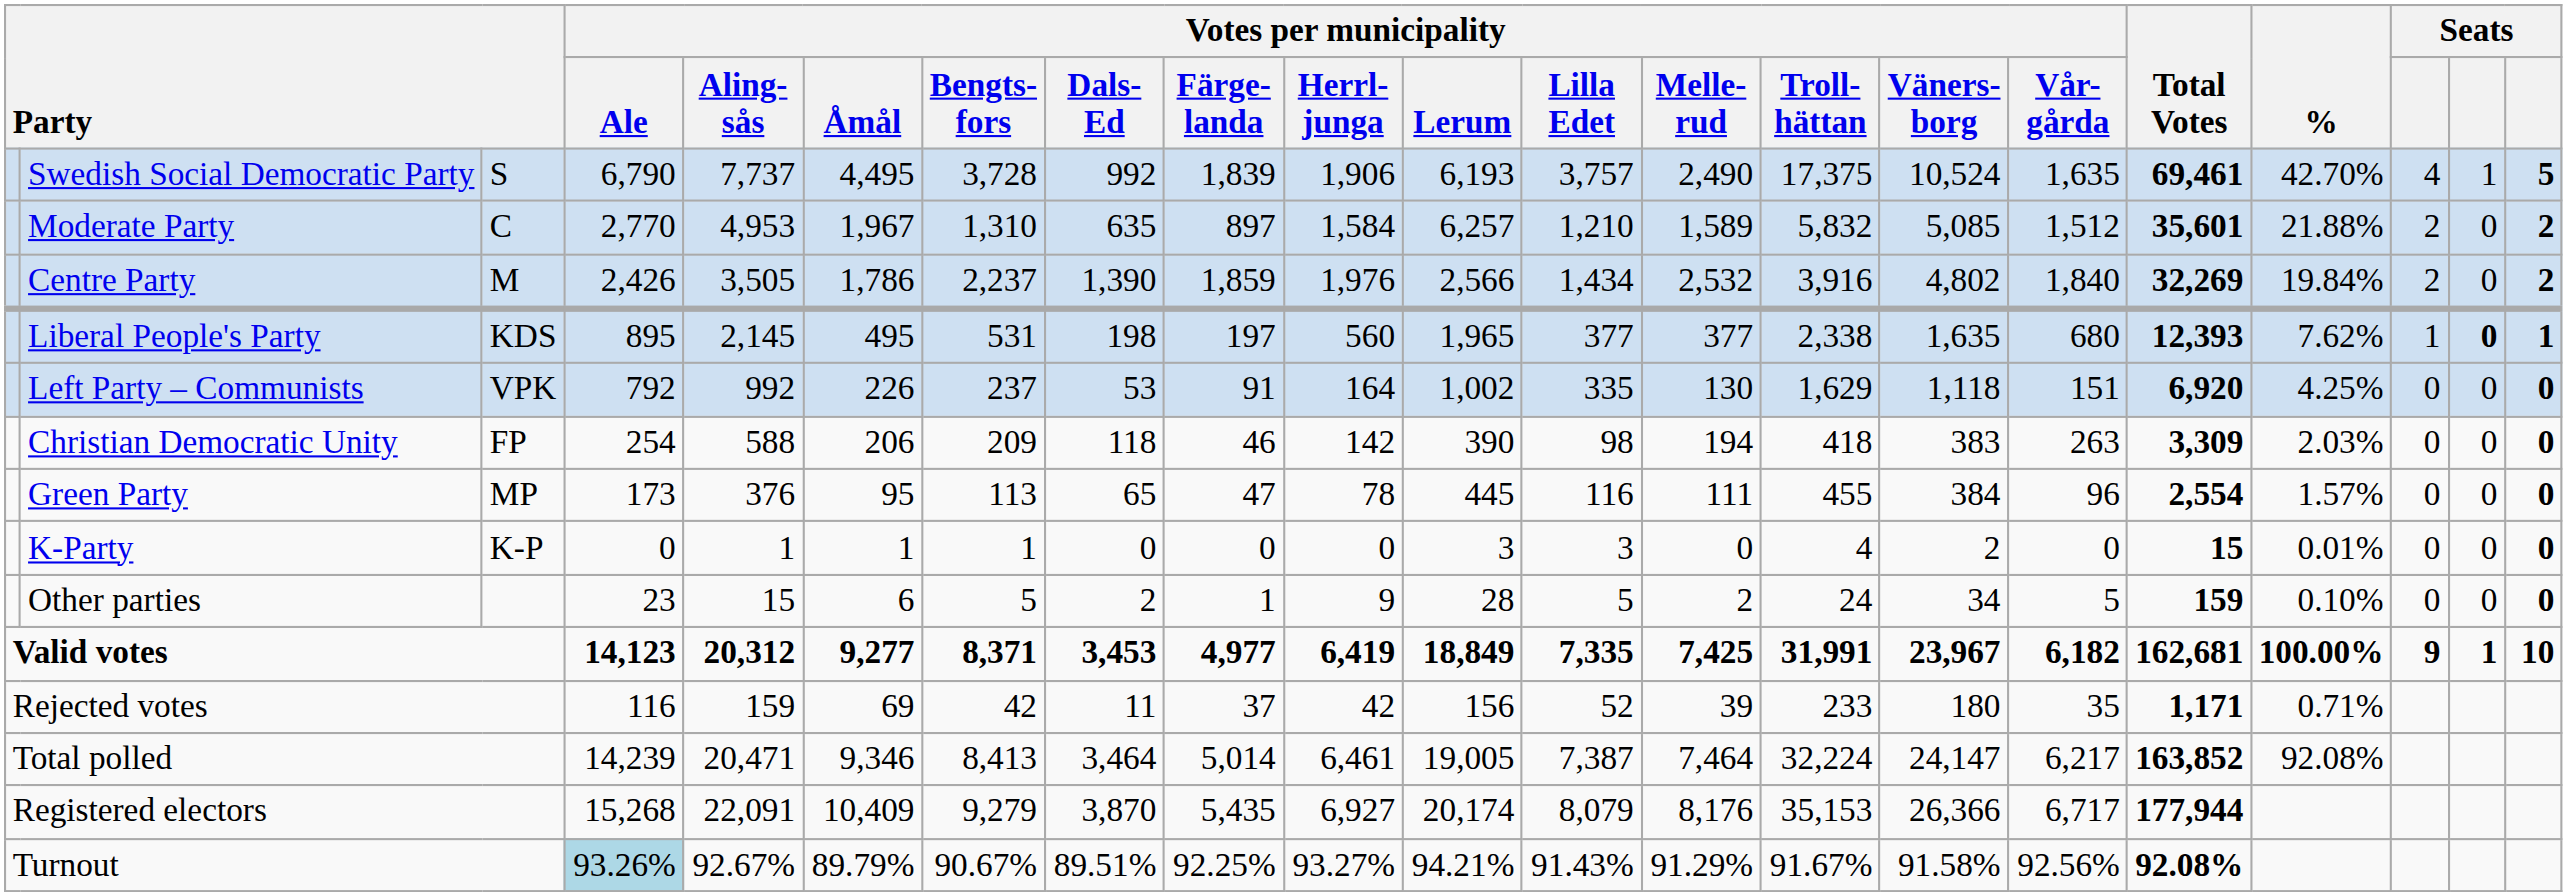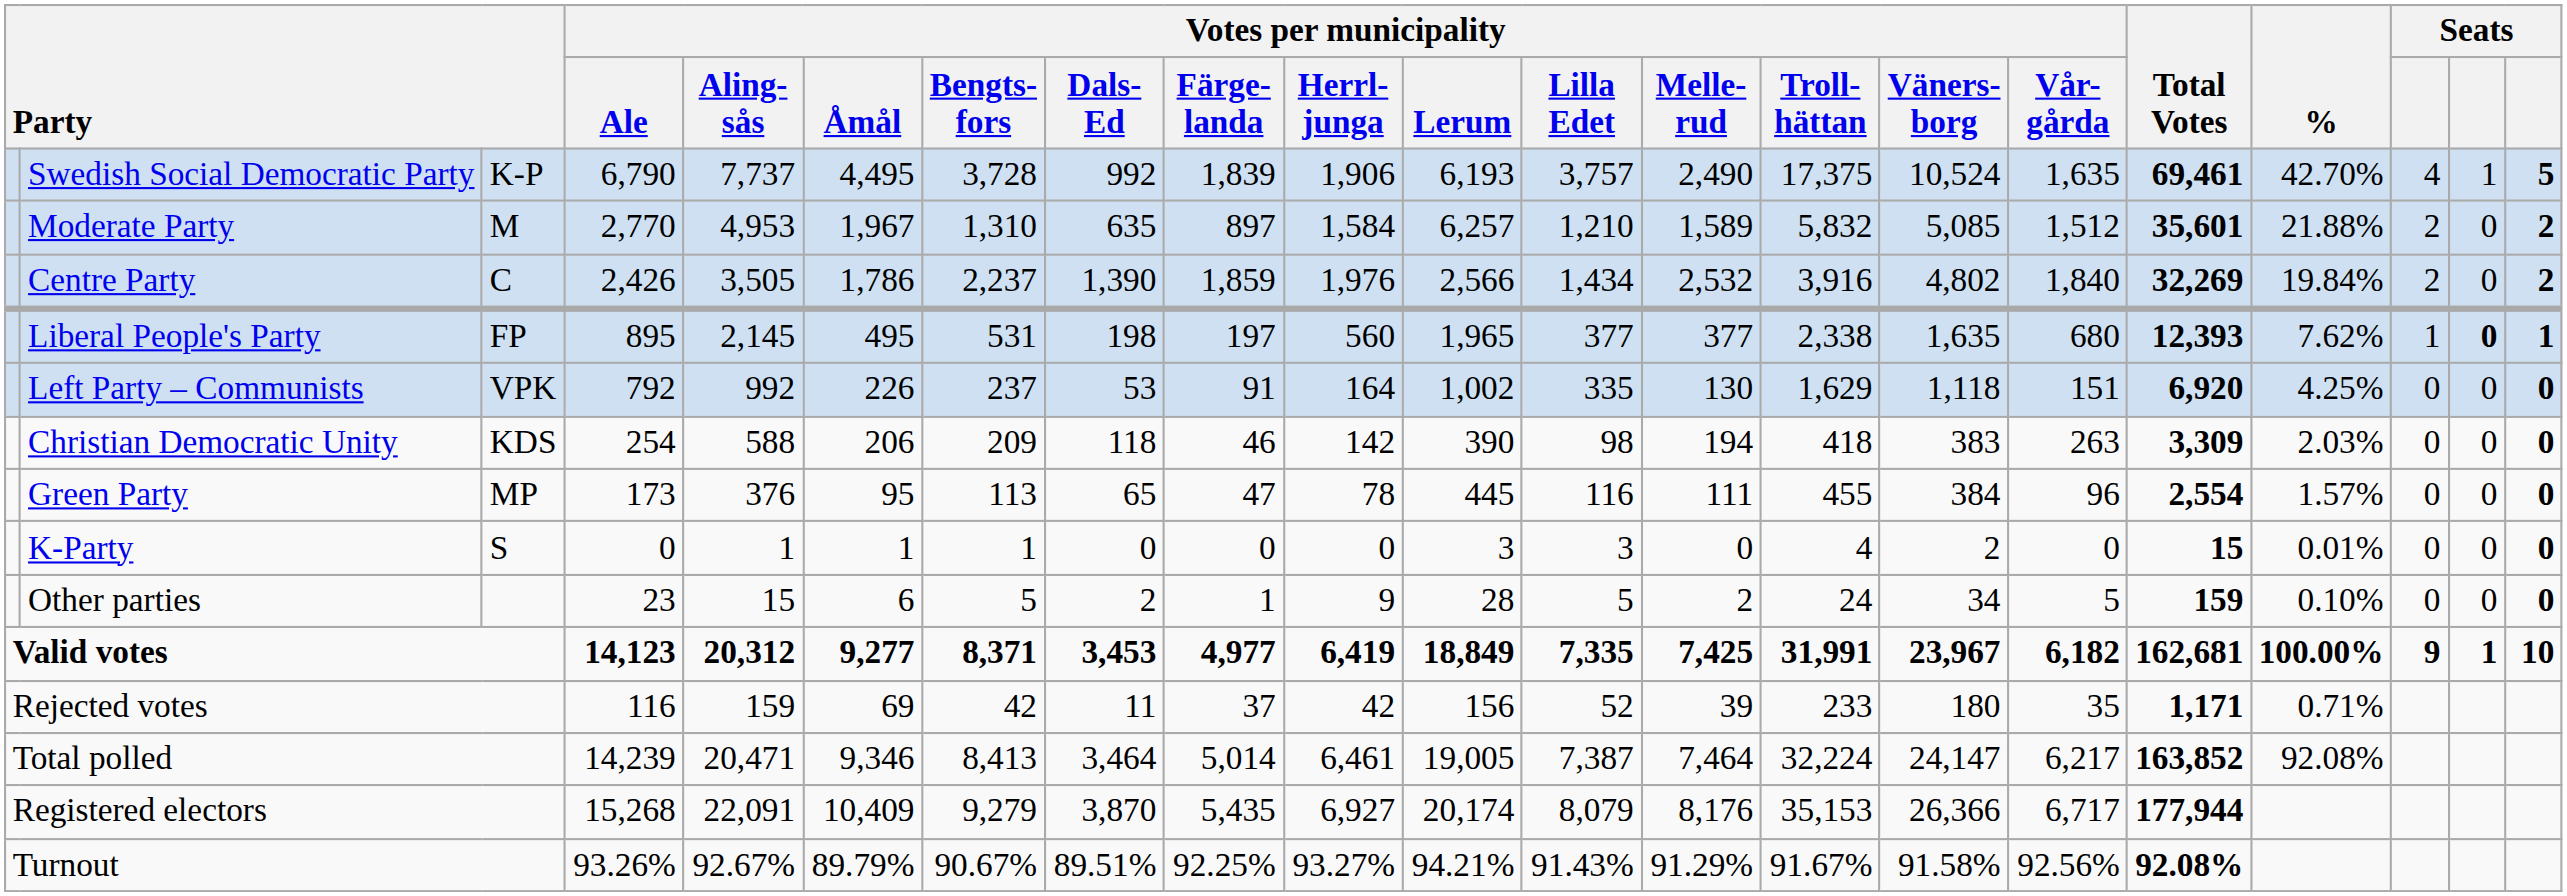(499, 173) S -> (517, 173) K-P
(501, 226) C -> (505, 226) M
(505, 279) M -> (501, 279) C
(523, 336) KDS -> (508, 336) FP
(508, 441) FP -> (523, 441) KDS
(517, 547) K-P -> (499, 547) S
(624, 864) lightblue background -> (624, 864) no background
